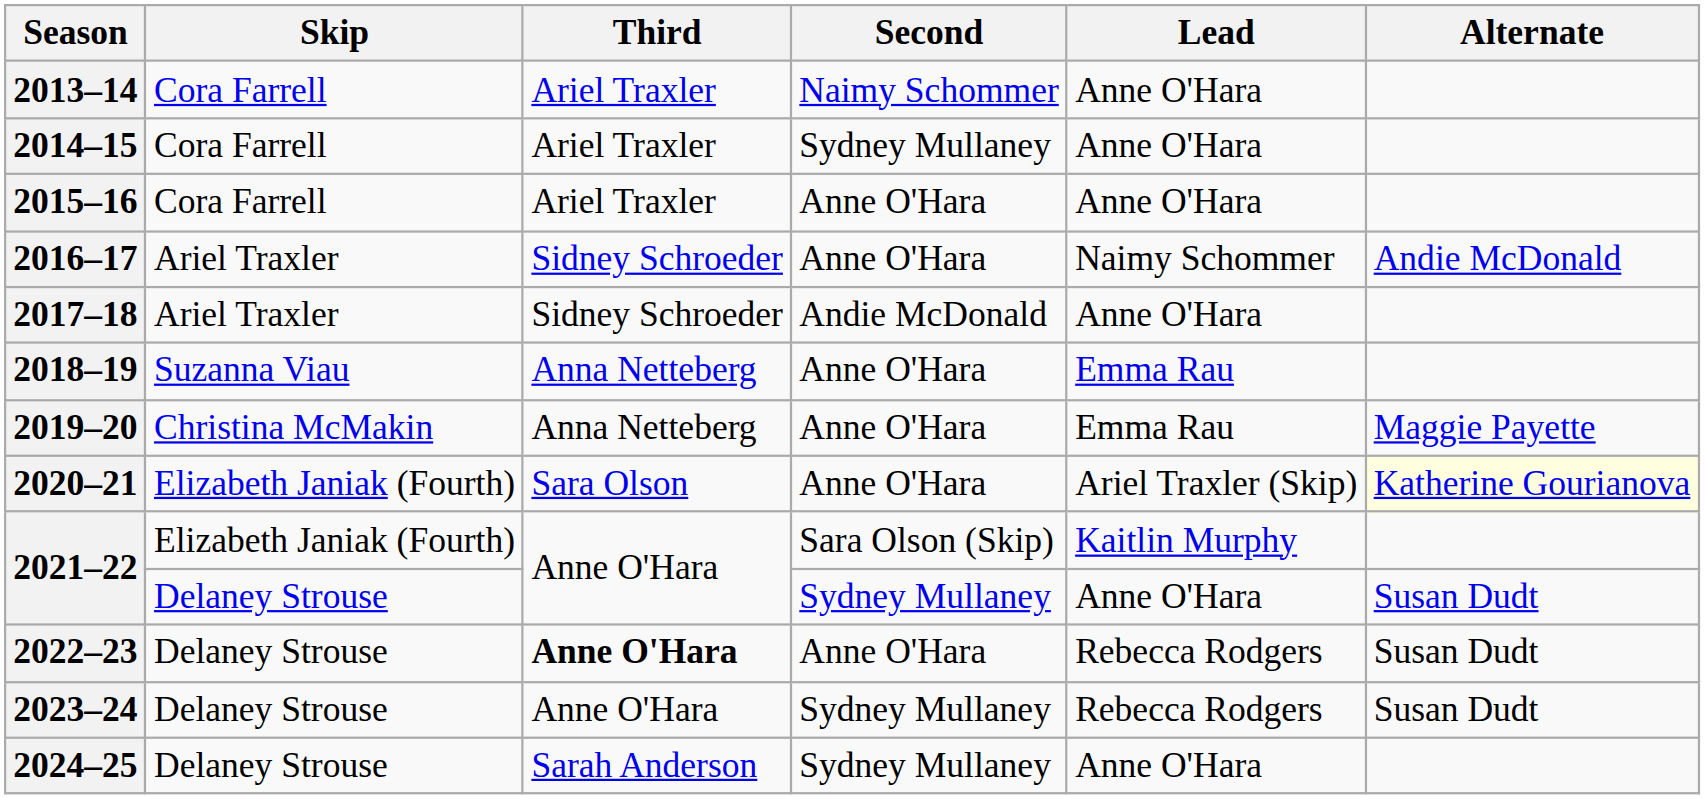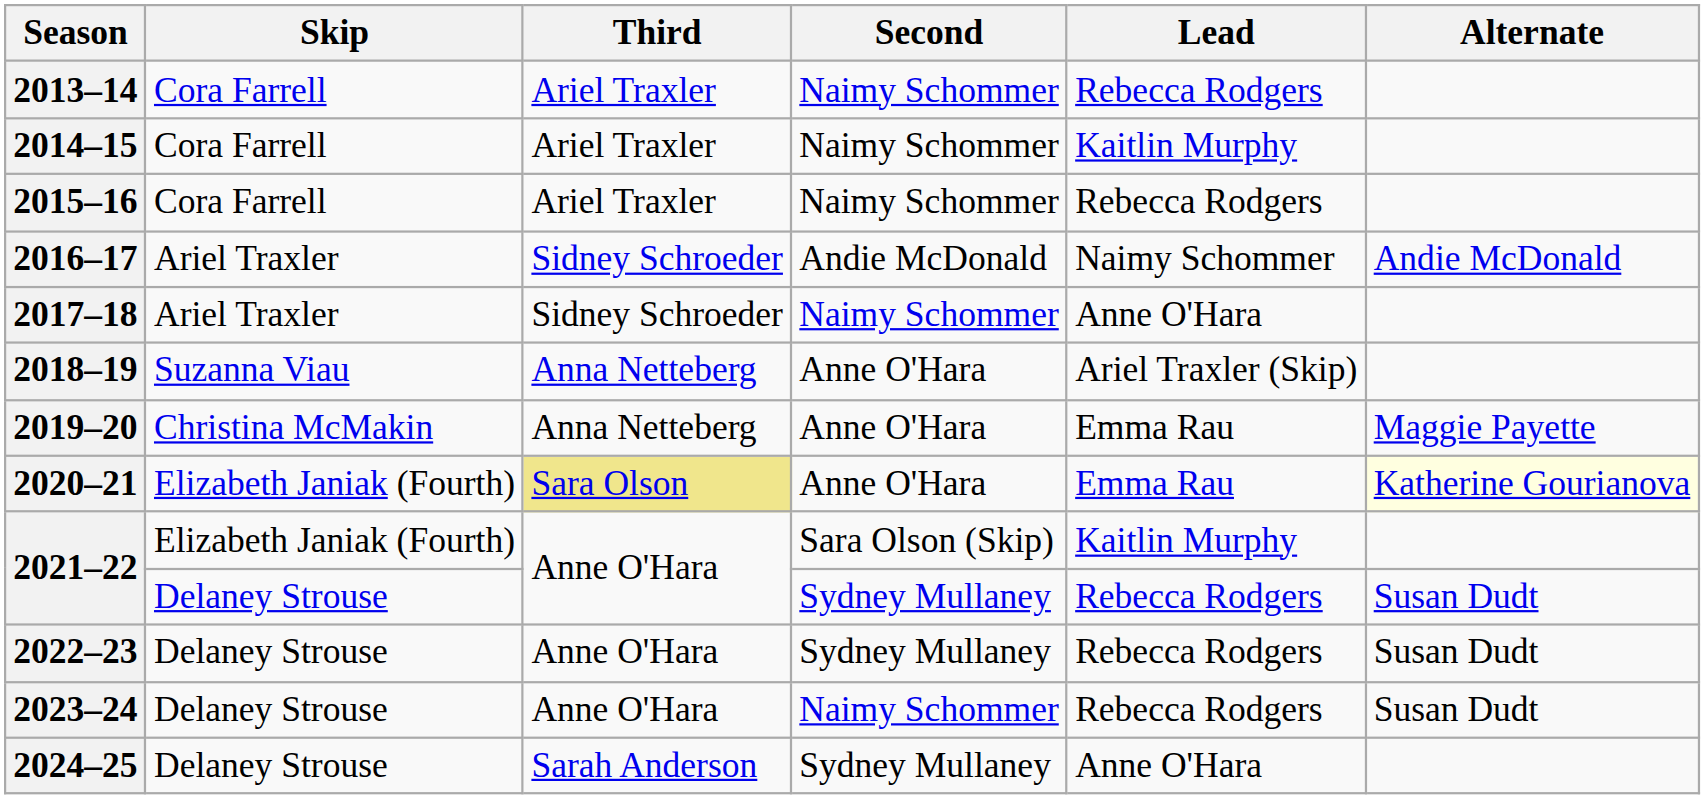(1169, 88) Anne O'Hara -> (1199, 88) Rebecca Rodgers
(925, 145) Sydney Mullaney -> (929, 145) Naimy Schommer
(1169, 145) Anne O'Hara -> (1186, 145) Kaitlin Murphy
(893, 201) Anne O'Hara -> (929, 201) Naimy Schommer
(1169, 201) Anne O'Hara -> (1199, 201) Rebecca Rodgers
(893, 257) Anne O'Hara -> (923, 257) Andie McDonald
(923, 314) Andie McDonald -> (929, 314) Naimy Schommer
(1155, 370) Emma Rau -> (1216, 370) Ariel Traxler (Skip)
(610, 483) no background -> (610, 483) khaki background
(1216, 483) Ariel Traxler (Skip) -> (1155, 483) Emma Rau
(1169, 595) Anne O'Hara -> (1199, 595) Rebecca Rodgers
(634, 652) bold -> (625, 652) normal
(893, 652) Anne O'Hara -> (925, 652) Sydney Mullaney
(925, 708) Sydney Mullaney -> (929, 708) Naimy Schommer
